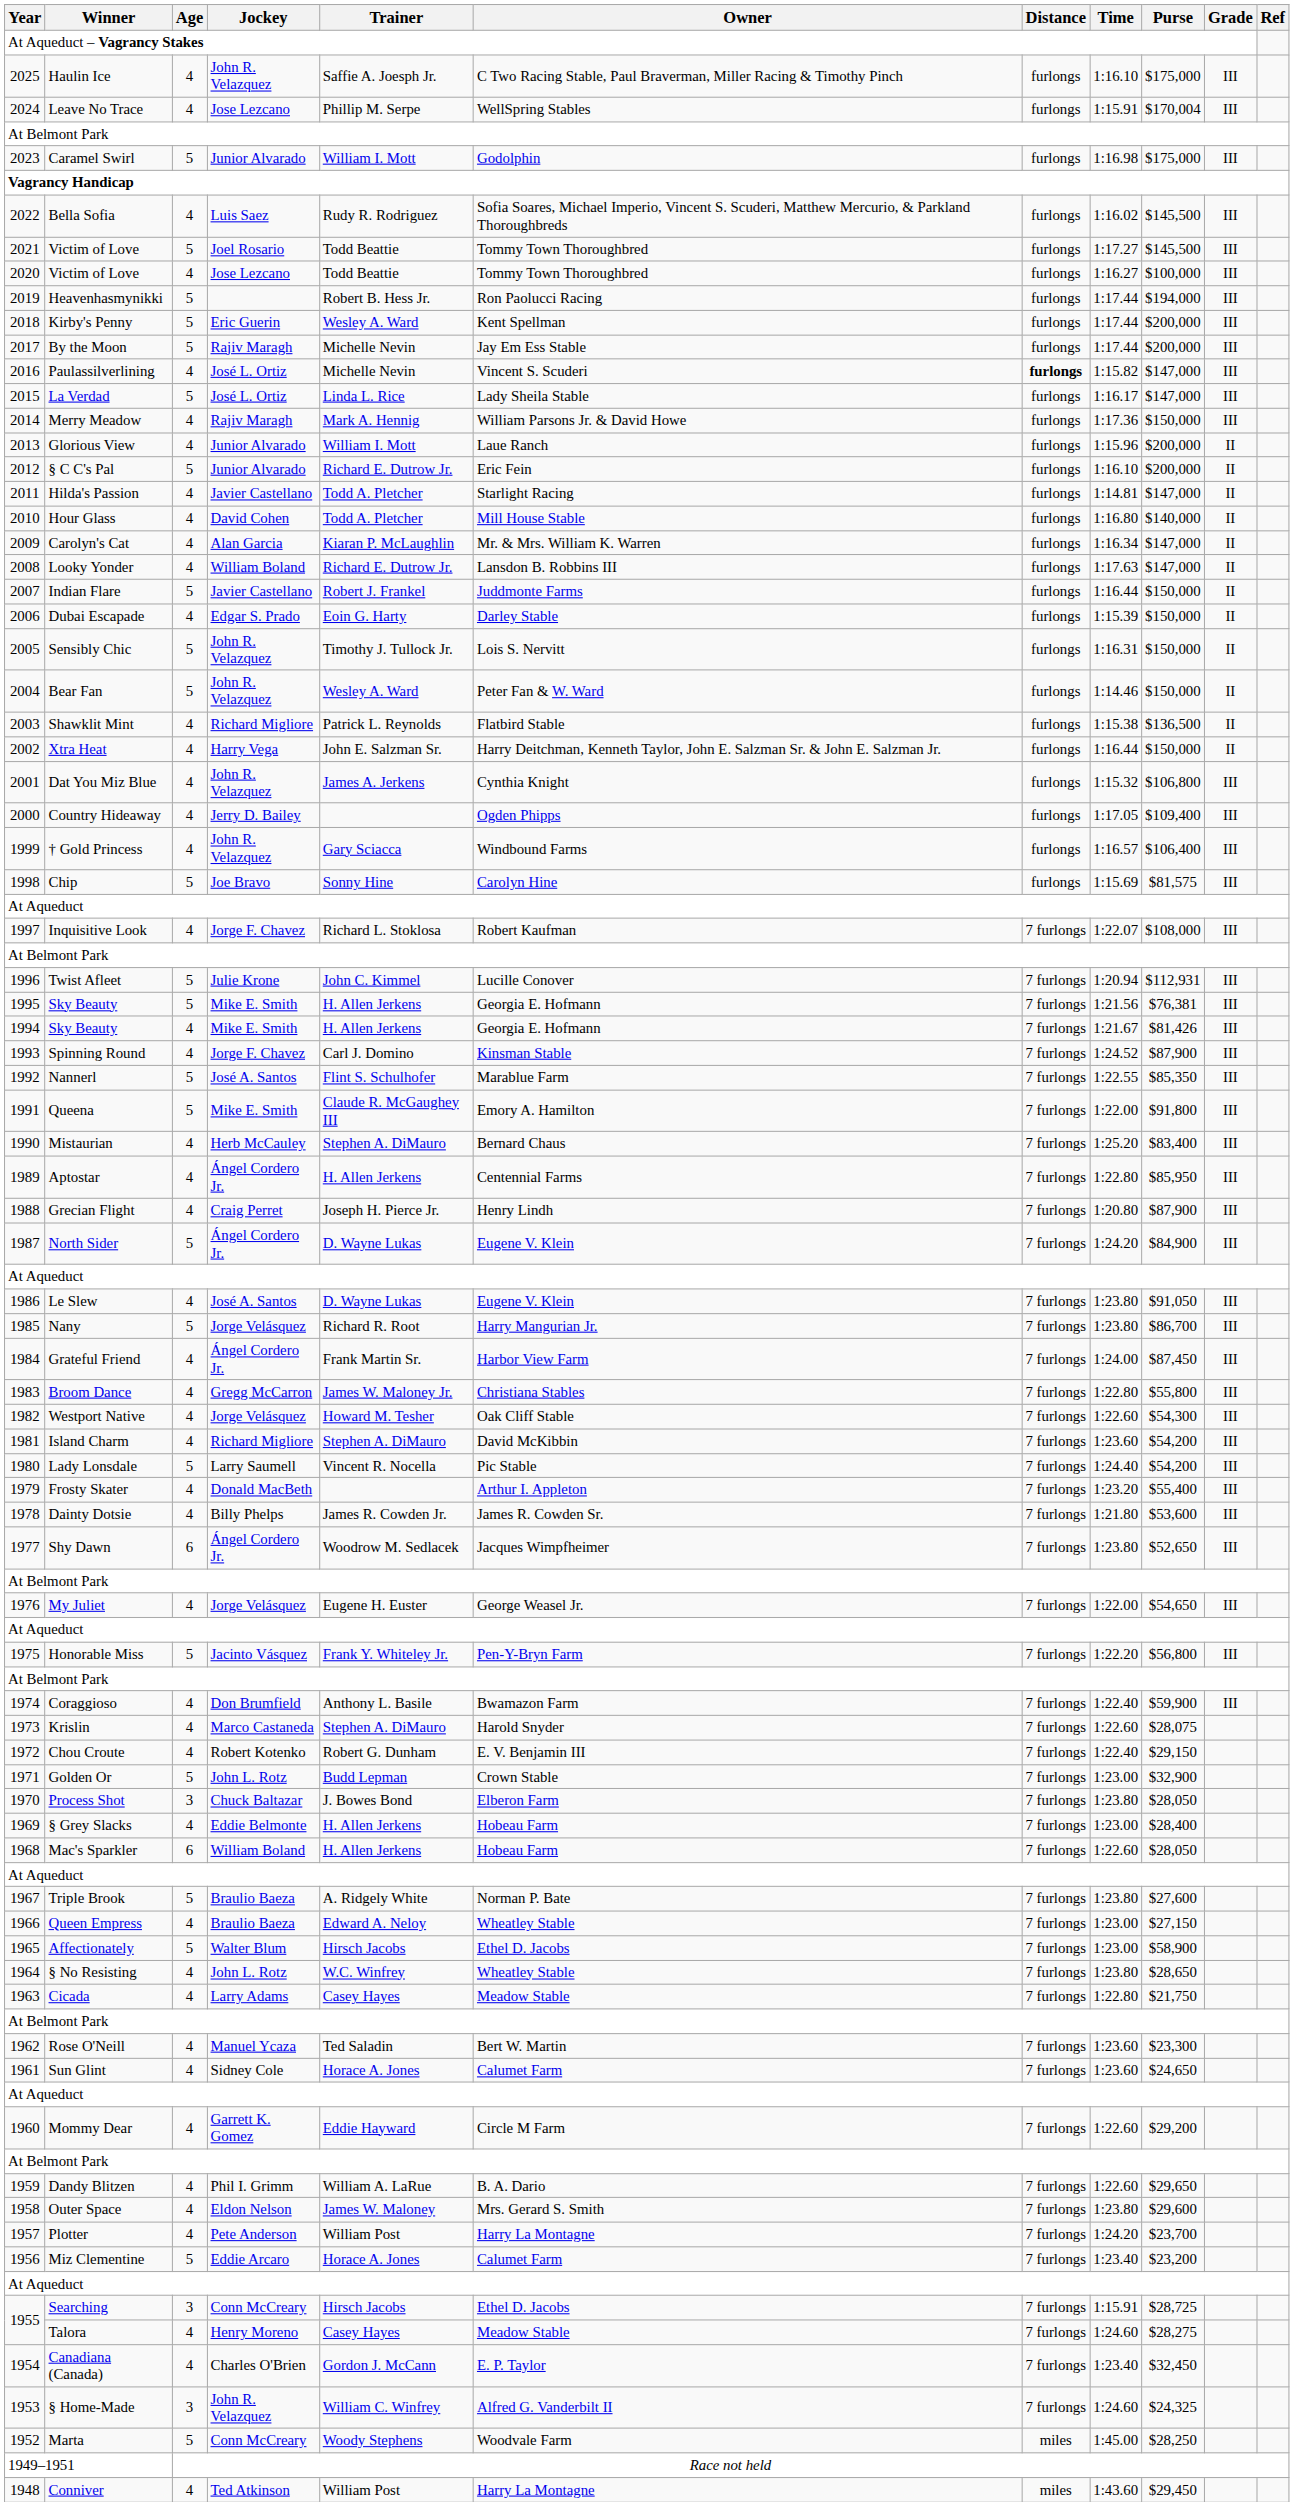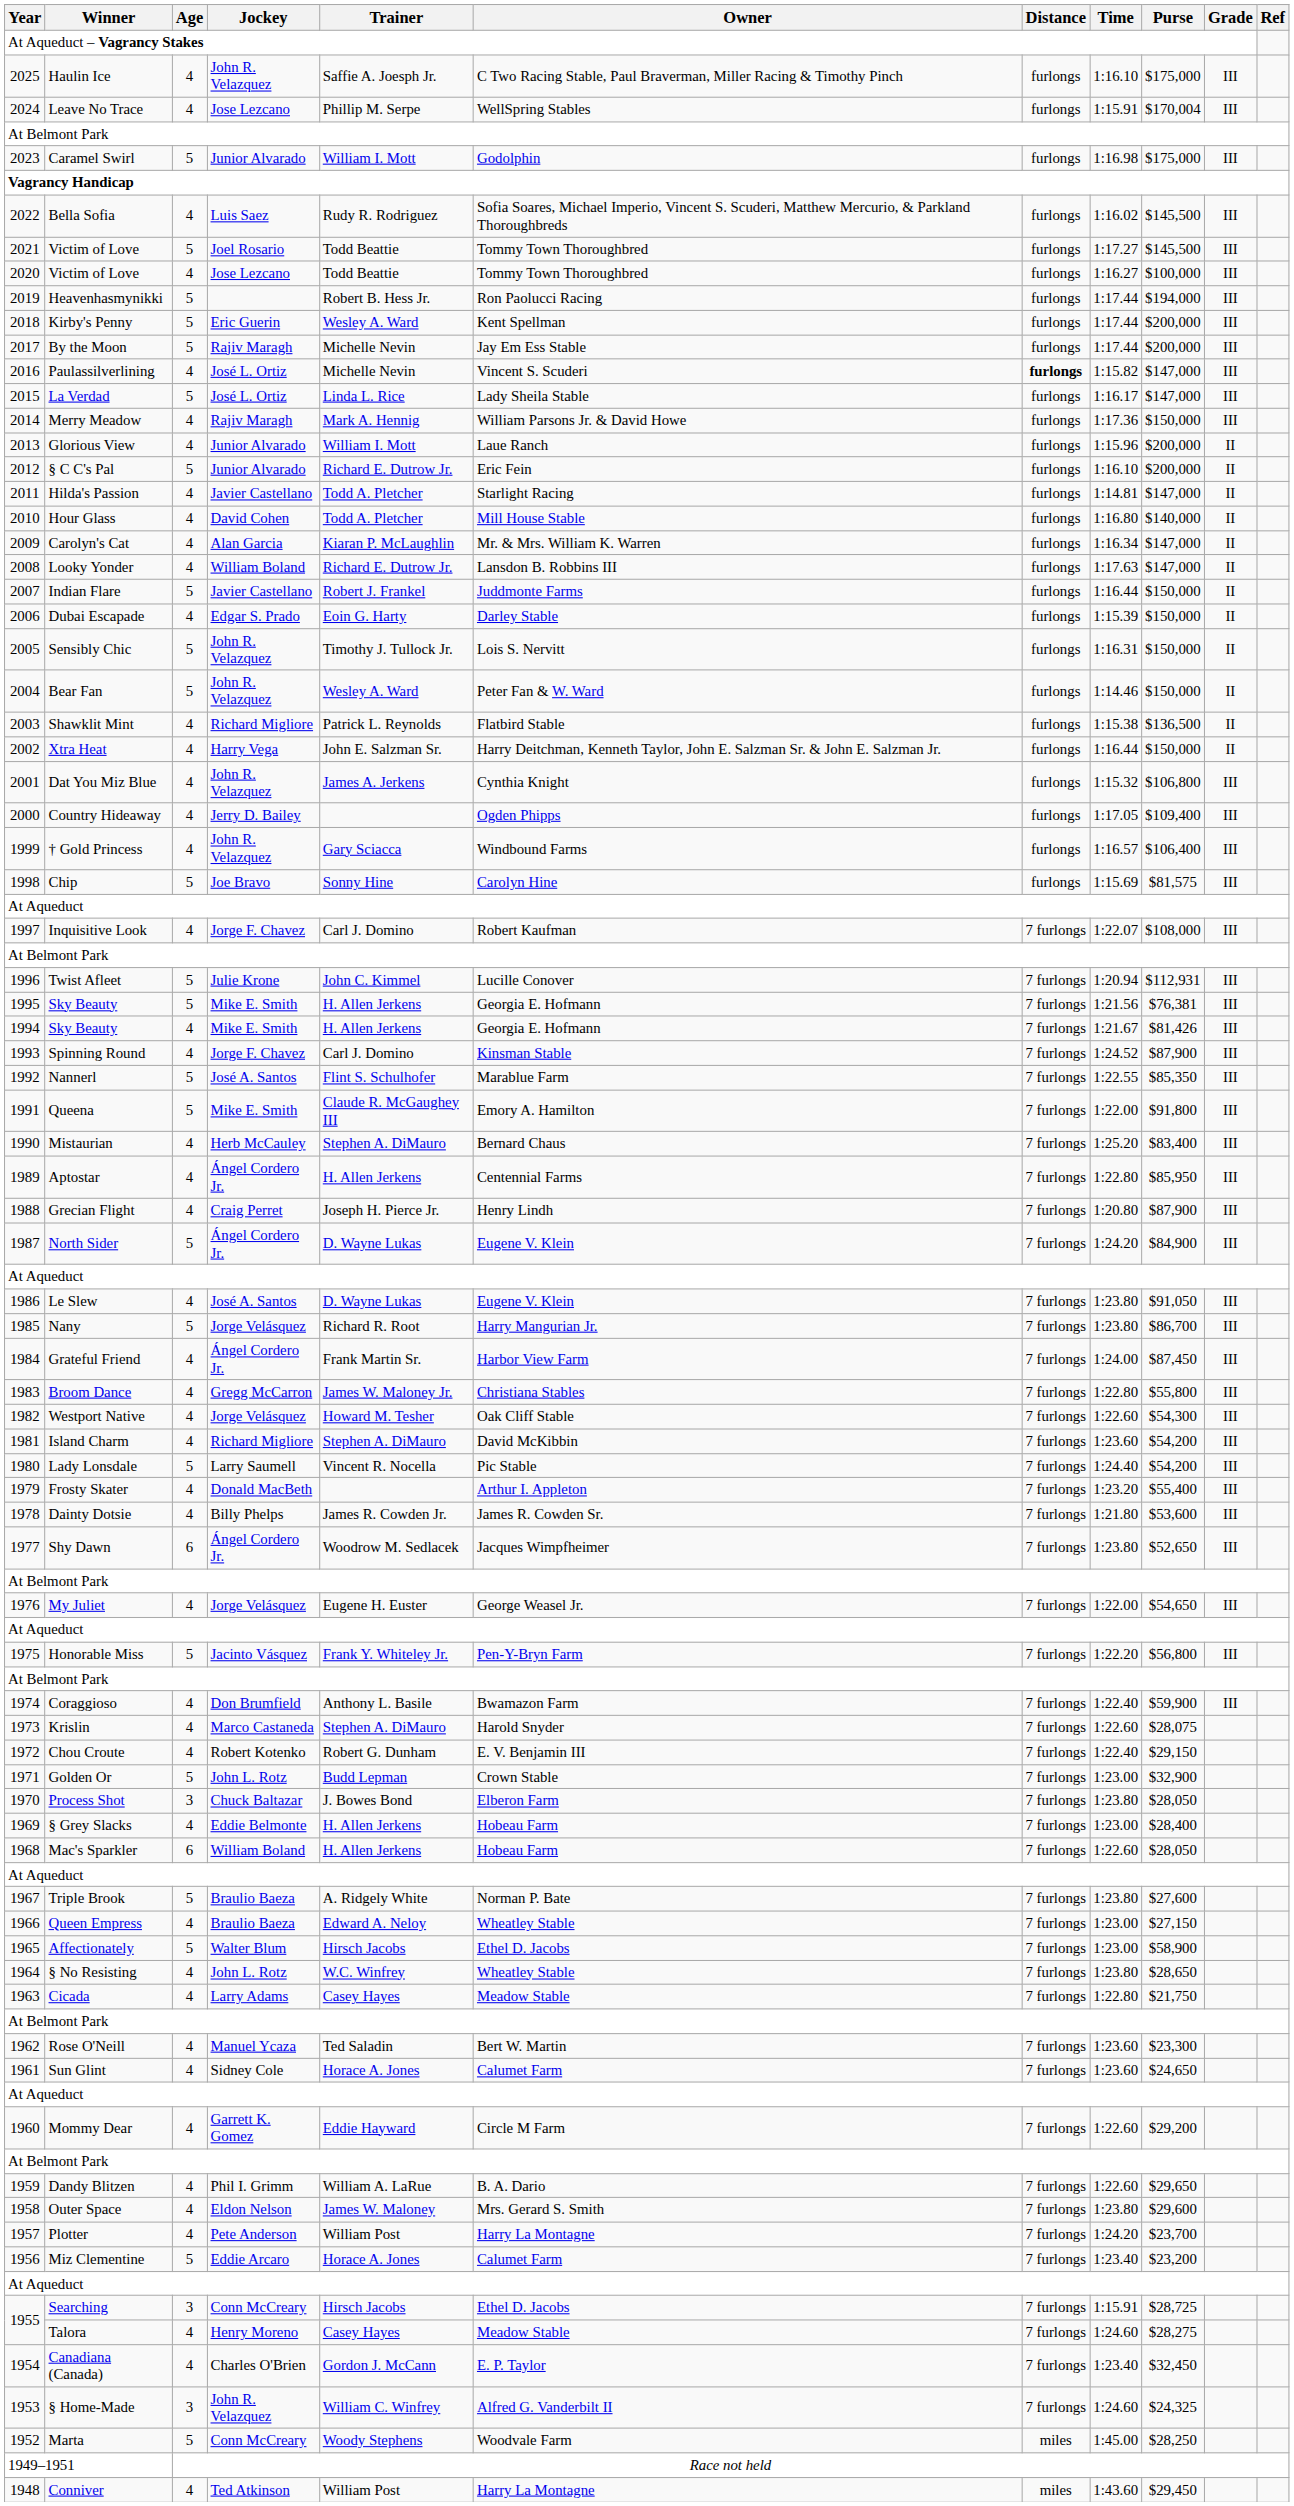(382, 930) Richard L. Stoklosa -> (368, 930) Carl J. Domino
